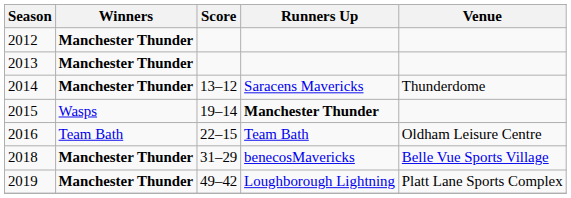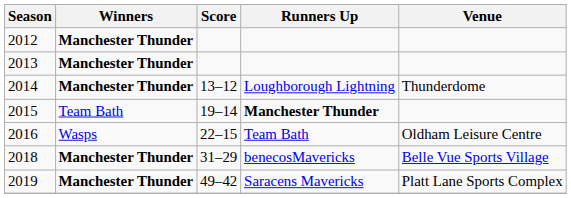(304, 87) Saracens Mavericks -> (320, 87) Loughborough Lightning
(78, 110) Wasps -> (91, 110) Team Bath
(91, 134) Team Bath -> (78, 134) Wasps
(320, 181) Loughborough Lightning -> (304, 181) Saracens Mavericks
